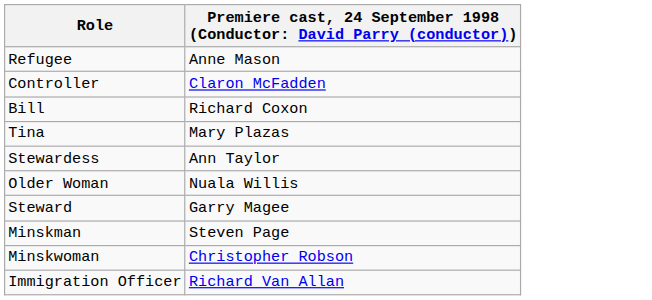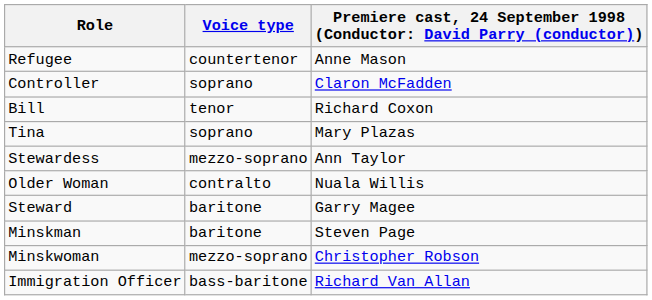+ column: (248, 26)
